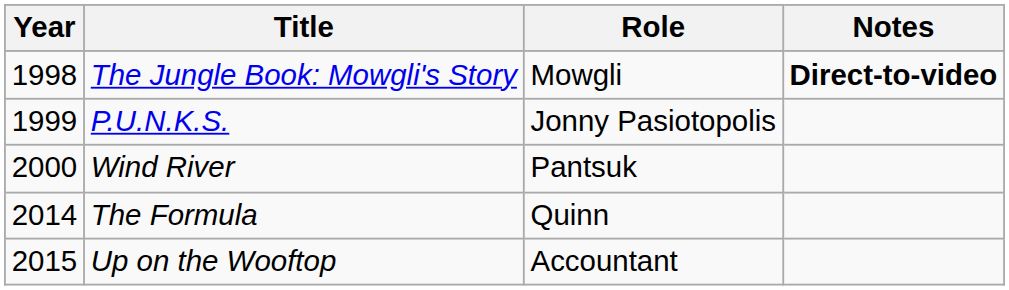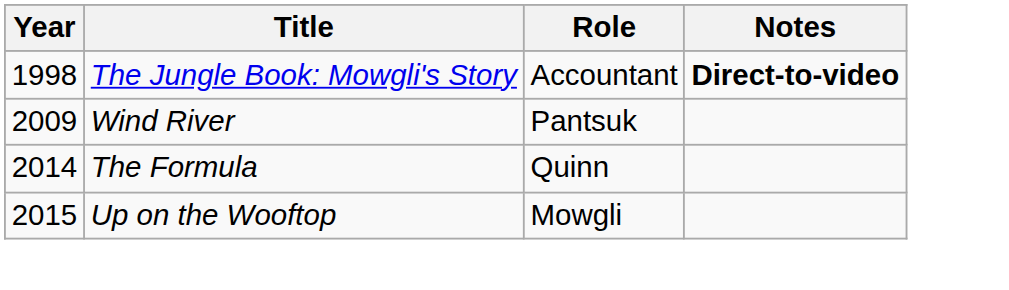(576, 74) Mowgli -> (604, 74) Accountant
- row: (160, 121)
(44, 167) 2000 -> (44, 121) 2009
(604, 261) Accountant -> (576, 214) Mowgli
